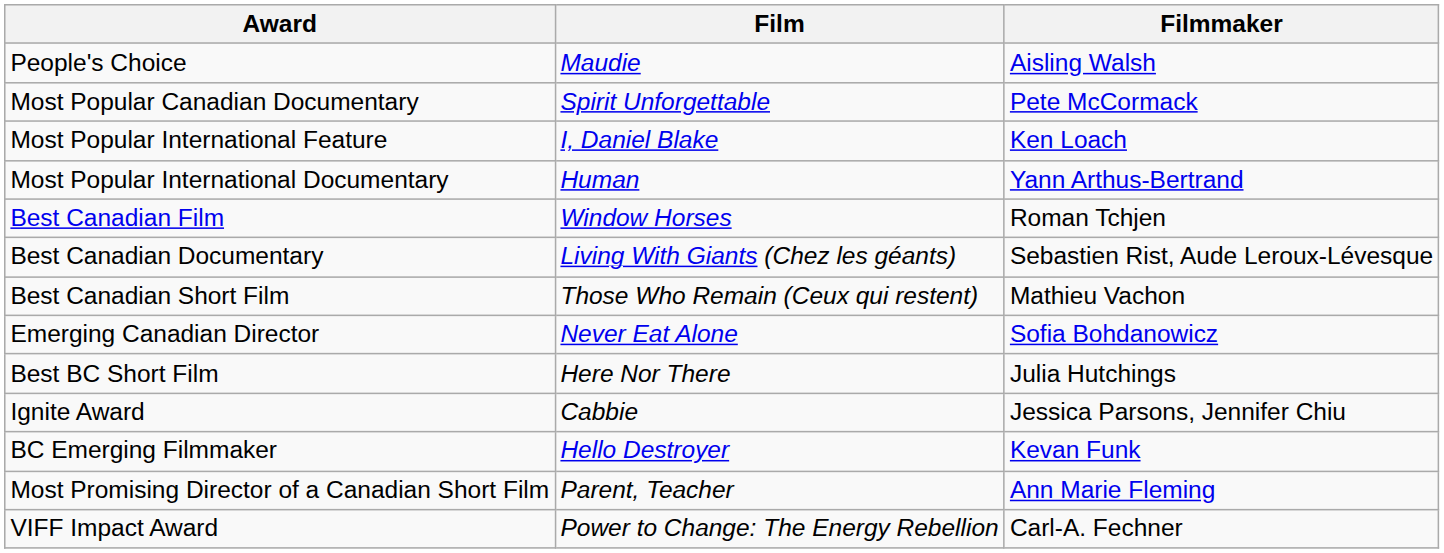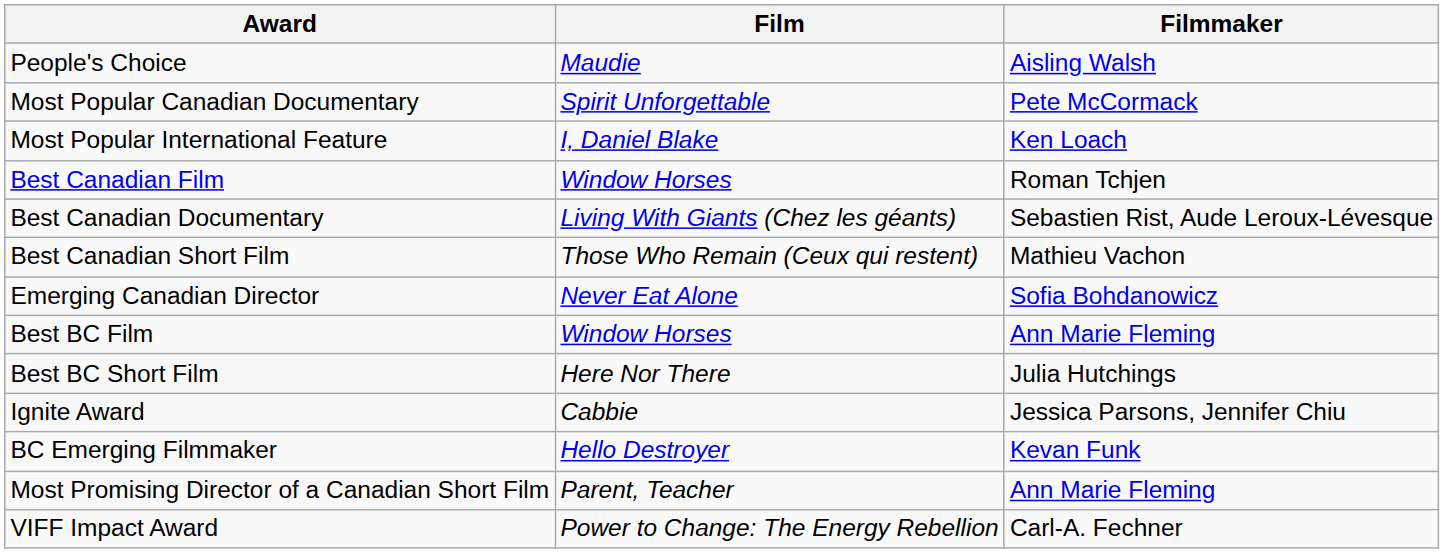- row: (229, 179)
+ row: (82, 334)
